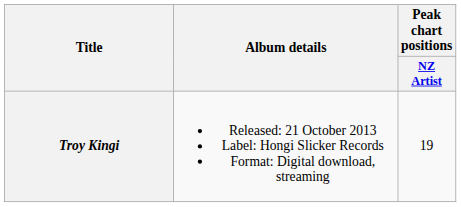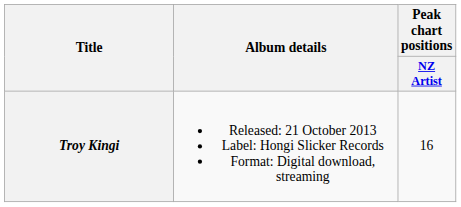(427, 146) 19 -> (427, 146) 16
